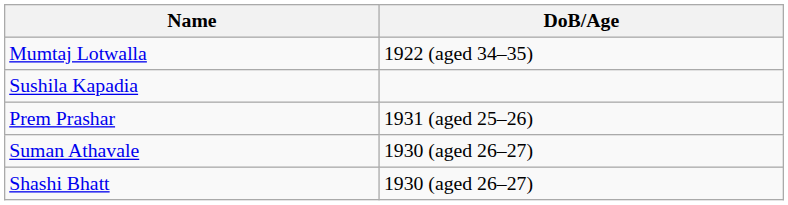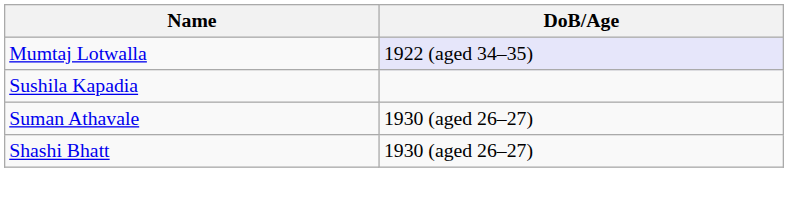(458, 53) no background -> (458, 53) lavender background
- row: (62, 118)
